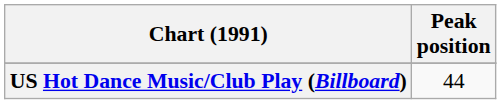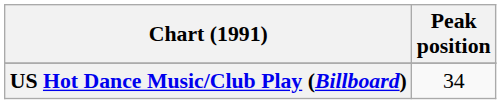(454, 80) 44 -> (454, 80) 34
